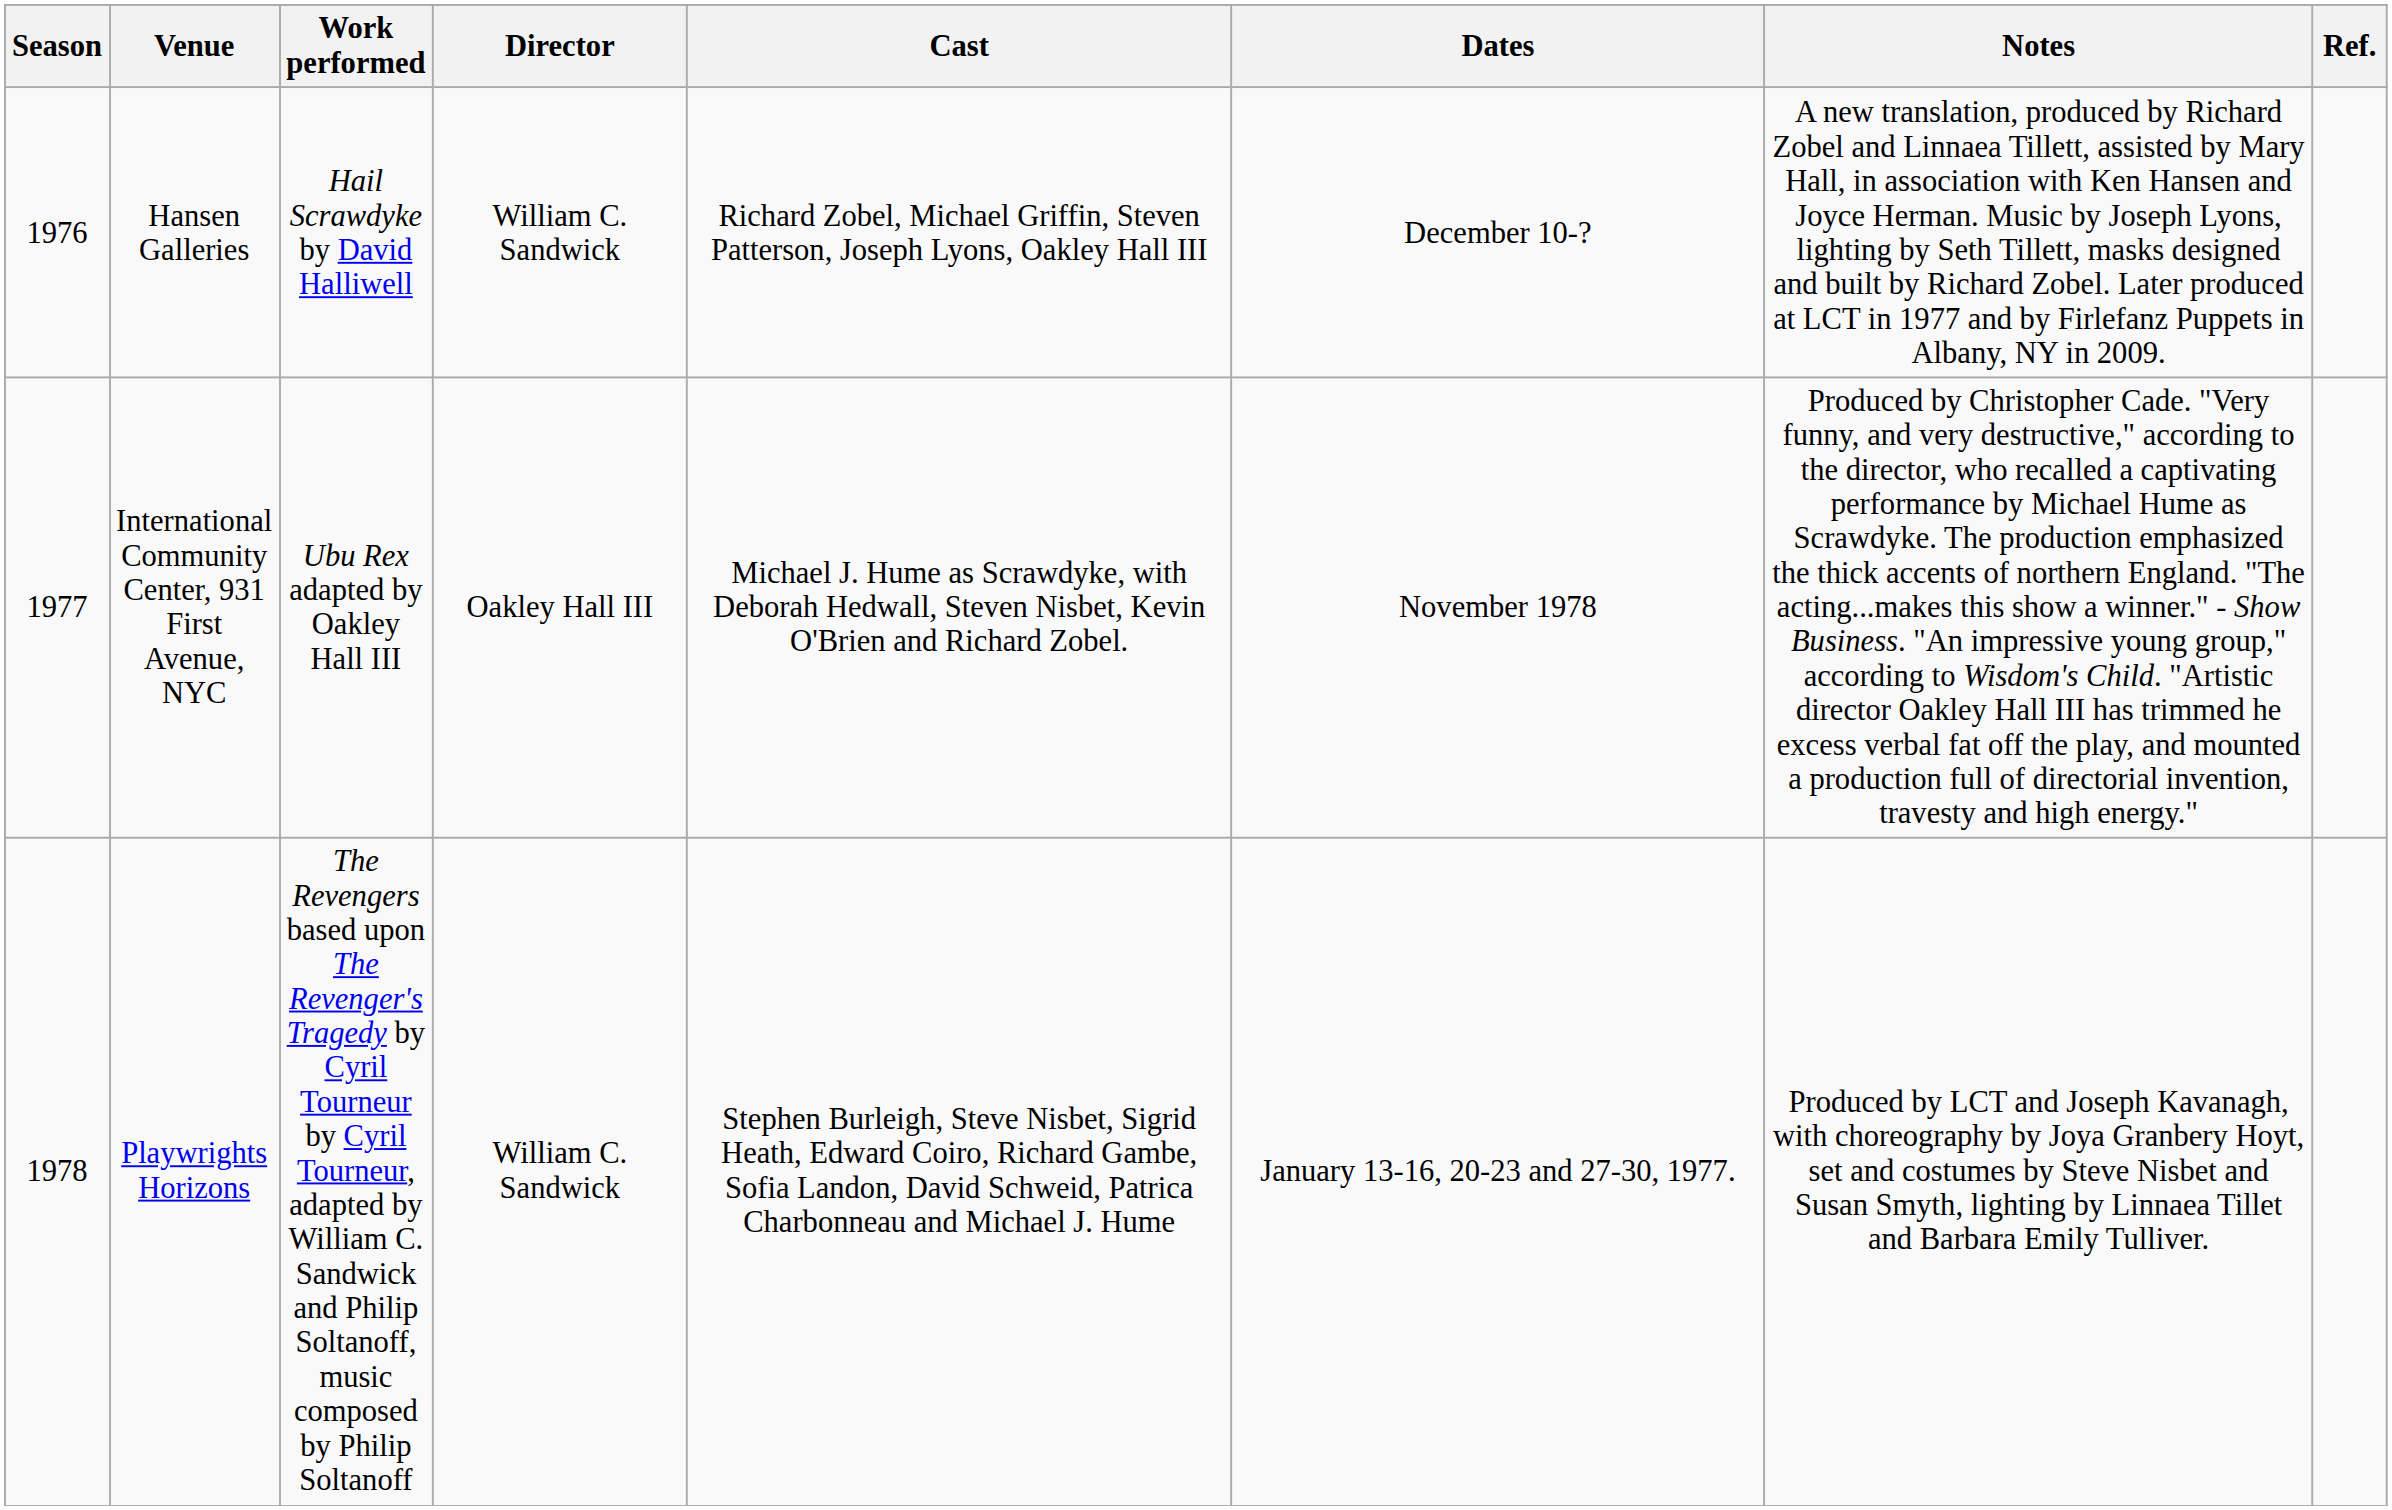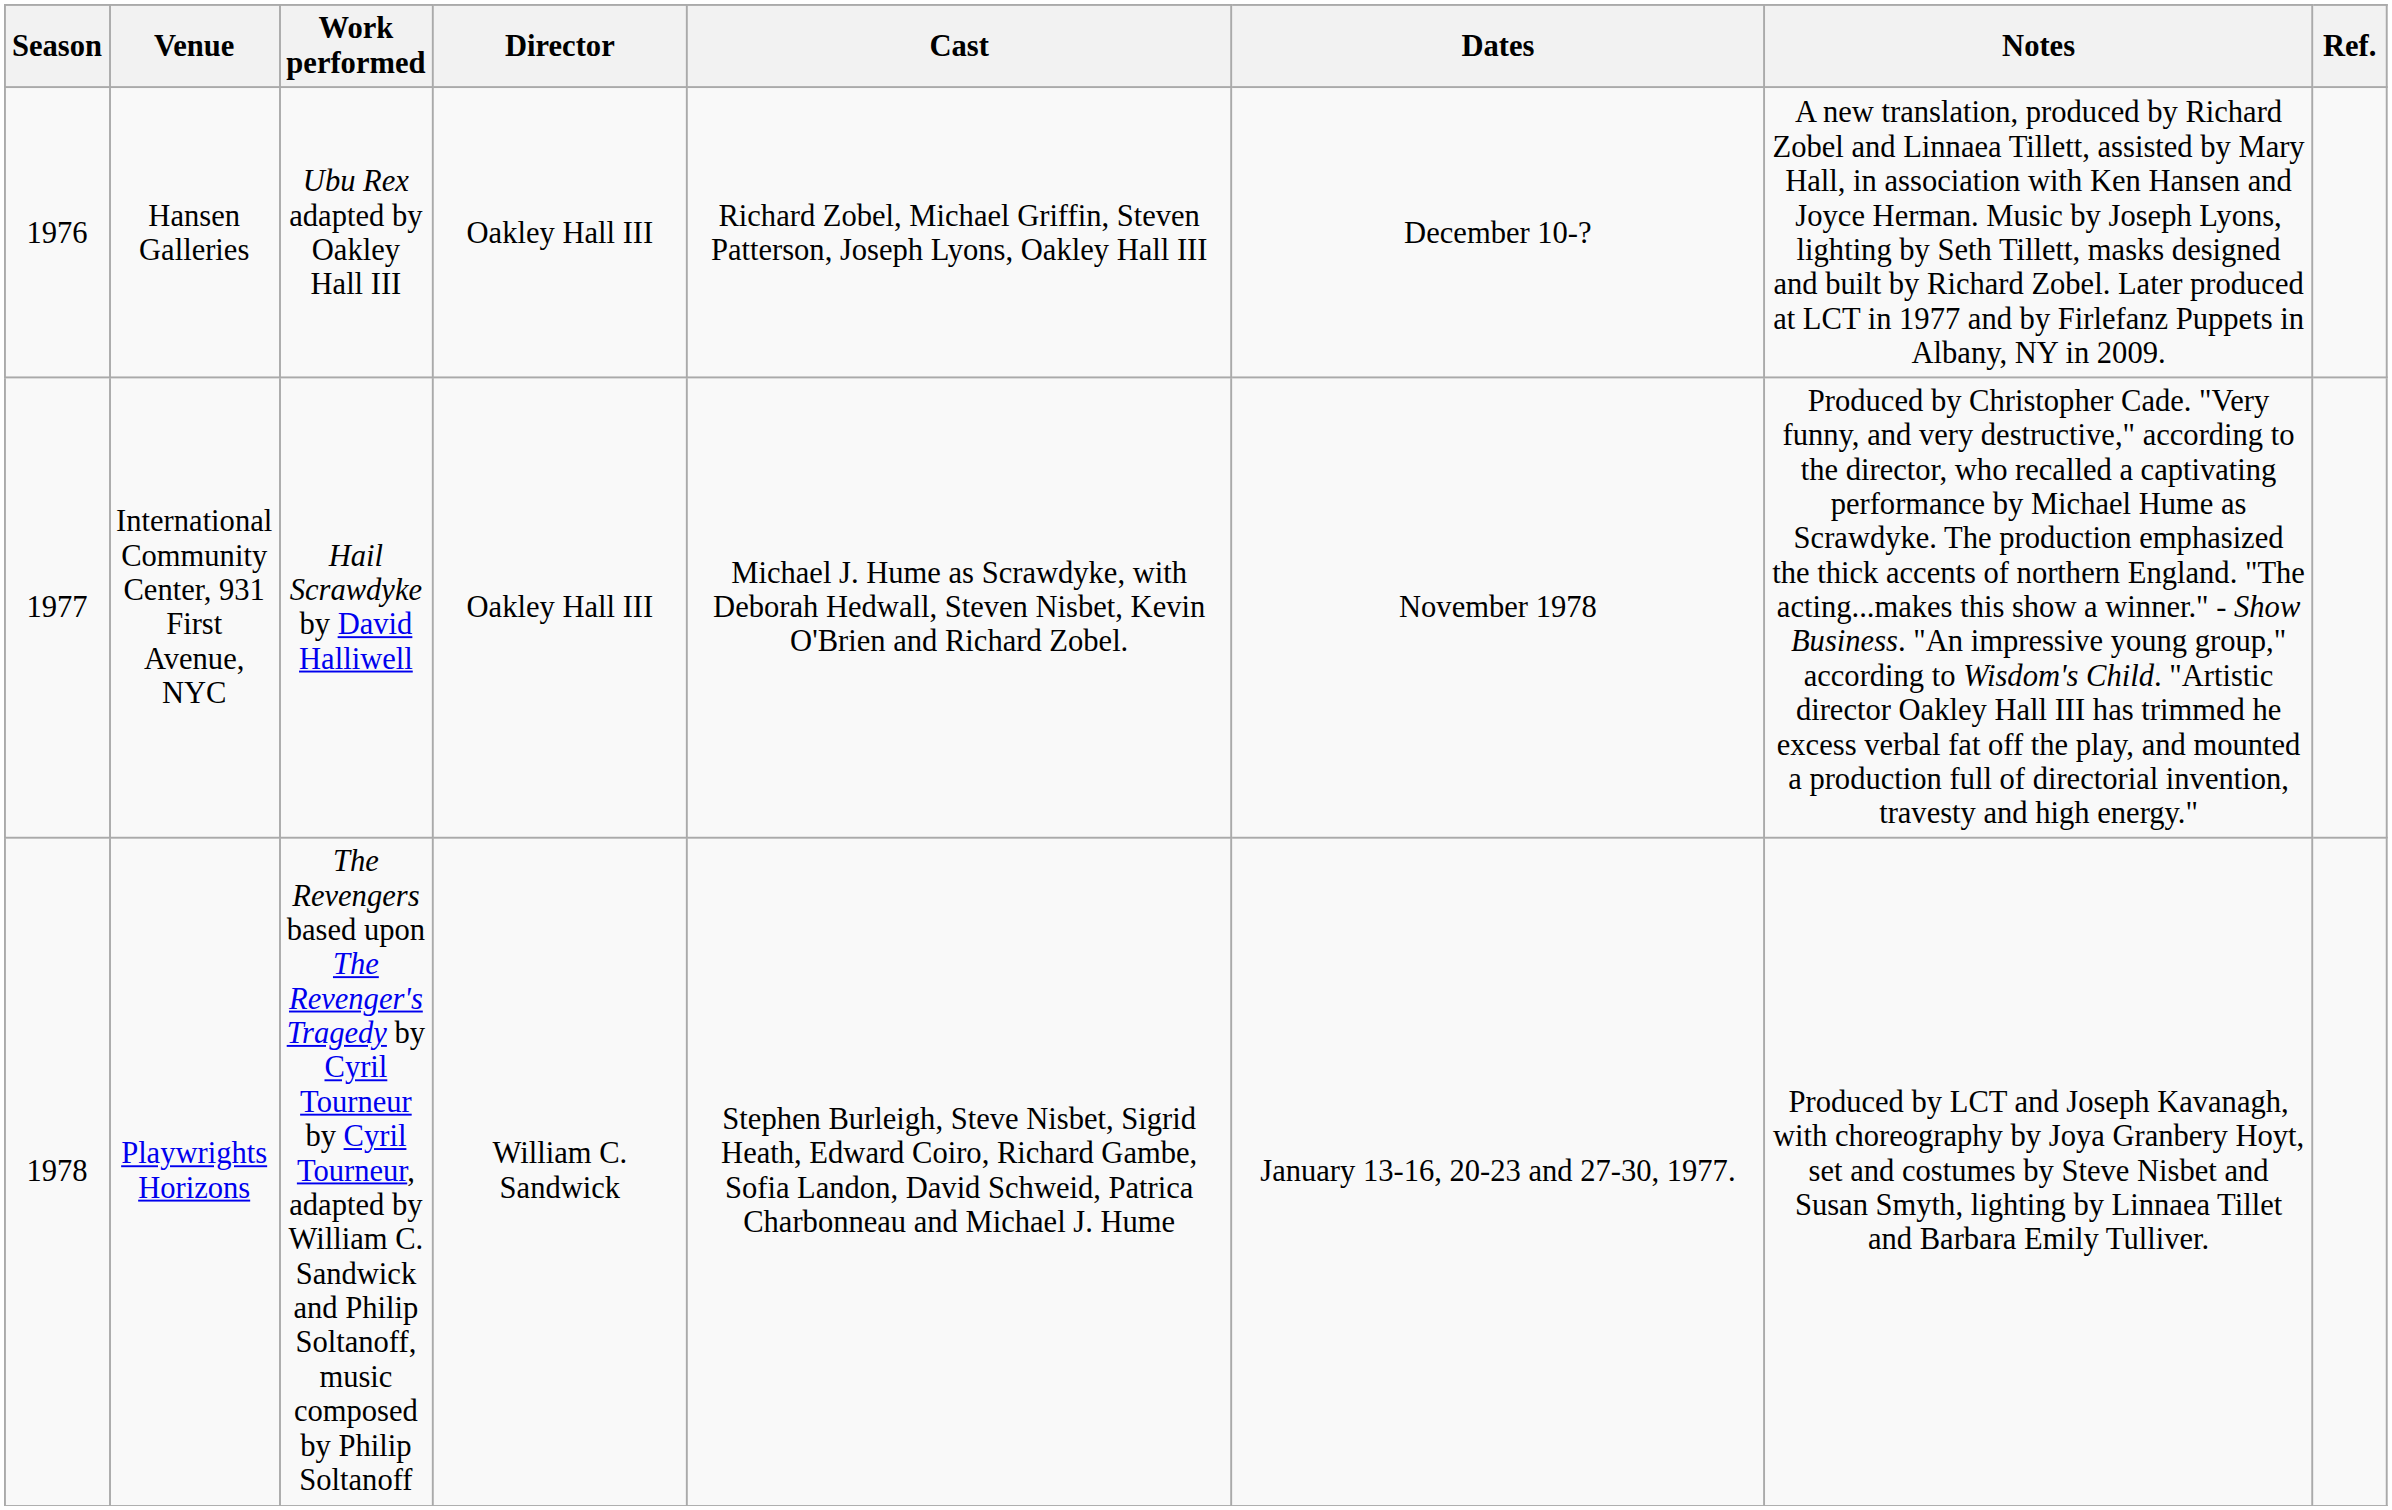(356, 231) Hail Scrawdyke by David Halliwell -> (356, 231) Ubu Rex adapted by Oakley Hall III
(560, 231) William C. Sandwick -> (560, 231) Oakley Hall III
(356, 606) Ubu Rex adapted by Oakley Hall III -> (356, 606) Hail Scrawdyke by David Halliwell
